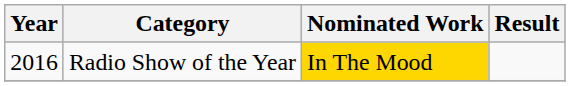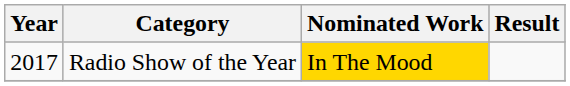(34, 61) 2016 -> (34, 61) 2017
